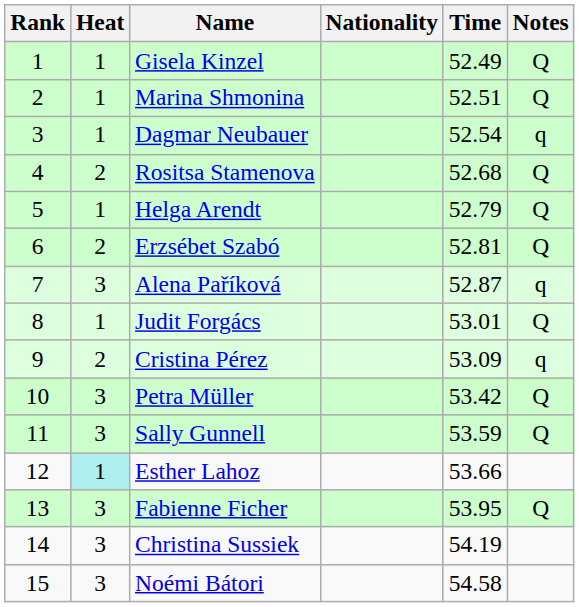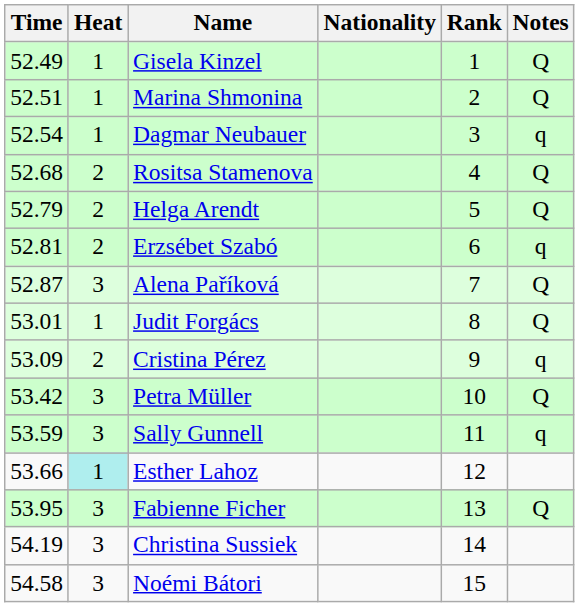columns swapped: (38, 23) <-> (475, 23)
(100, 209) 1 -> (98, 209) 2
(541, 246) Q -> (541, 246) q
(541, 284) q -> (541, 284) Q
(541, 433) Q -> (541, 433) q
